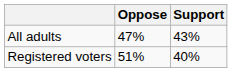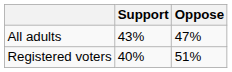columns swapped: (199, 15) <-> (142, 15)
